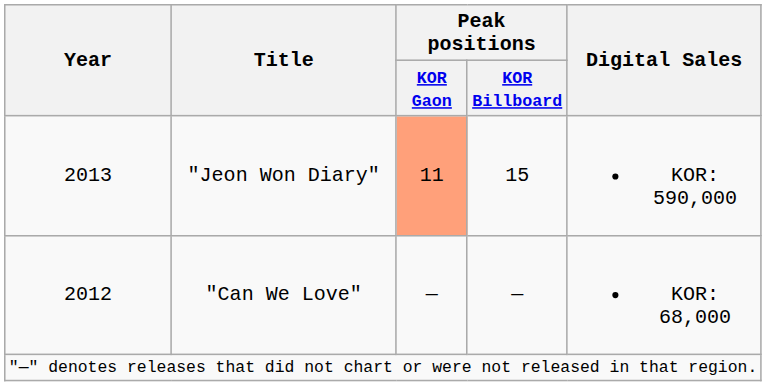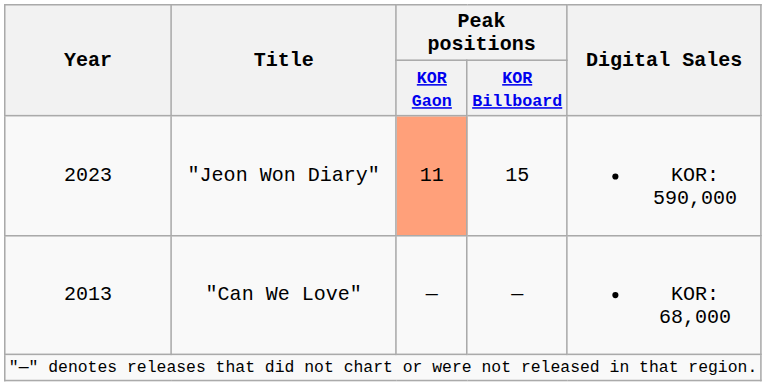(88, 176) 2013 -> (88, 176) 2023
(88, 295) 2012 -> (88, 295) 2013
